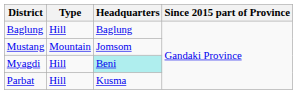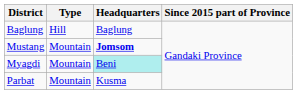(114, 47) normal -> (115, 47) bold
(58, 64) Hill -> (70, 64) Mountain
(58, 81) Hill -> (70, 81) Mountain
